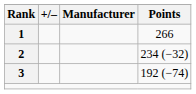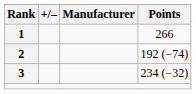(164, 54) 234 (−32) -> (164, 54) 192 (−74)
(164, 73) 192 (−74) -> (164, 73) 234 (−32)
